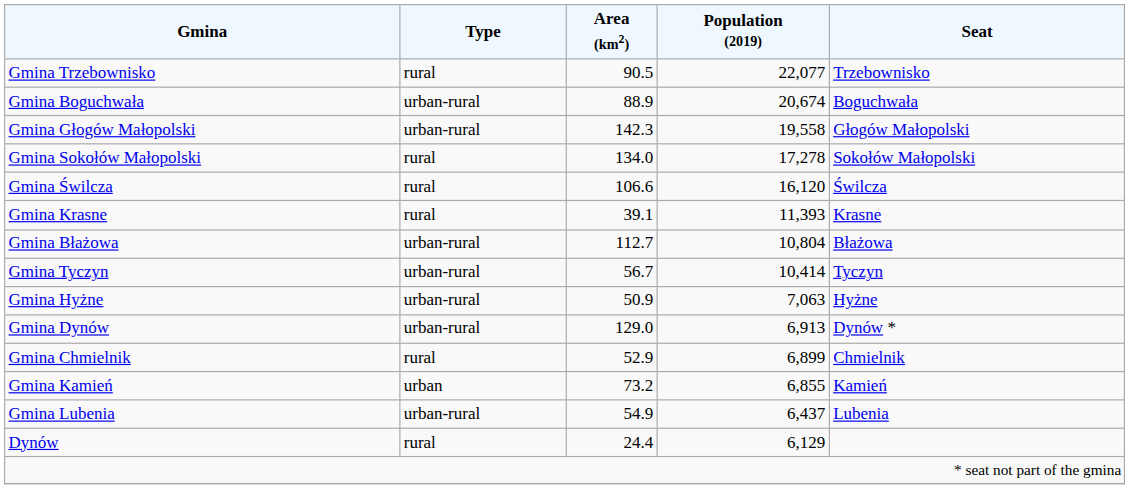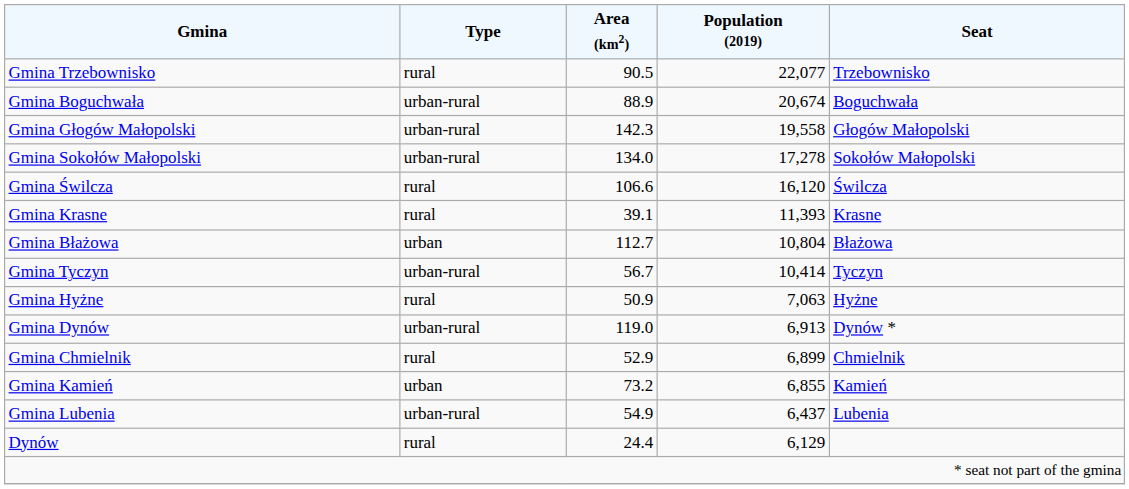(420, 158) rural -> (442, 158) urban-rural
(442, 243) urban-rural -> (423, 243) urban
(442, 300) urban-rural -> (420, 300) rural
(634, 328) 129.0 -> (634, 328) 119.0
